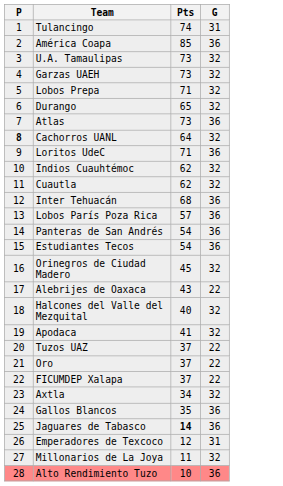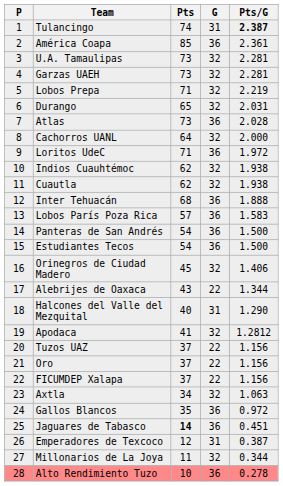+ column: (254, 12)
(19, 138) bold -> (19, 138) normal
(215, 311) 32 -> (215, 311) 31
